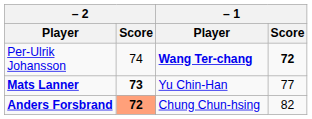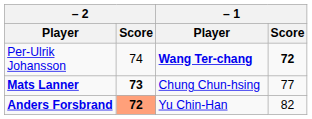(193, 85) Yu Chin-Han -> (209, 85) Chung Chun-hsing
(209, 104) Chung Chun-hsing -> (193, 104) Yu Chin-Han
